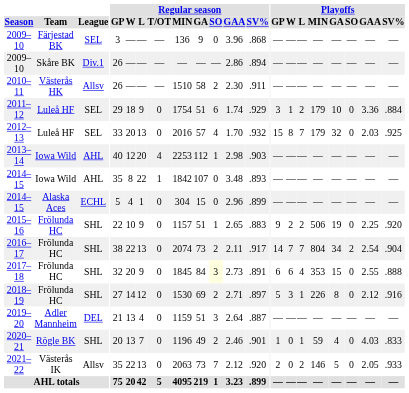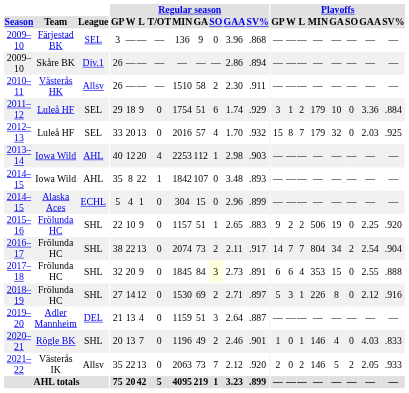(318, 341) 59 -> (318, 341) 146
(352, 364) 0 -> (352, 364) 2
